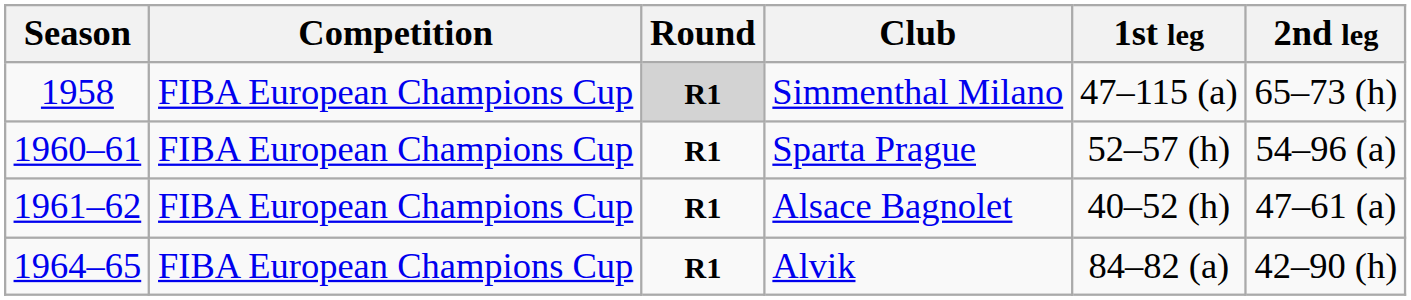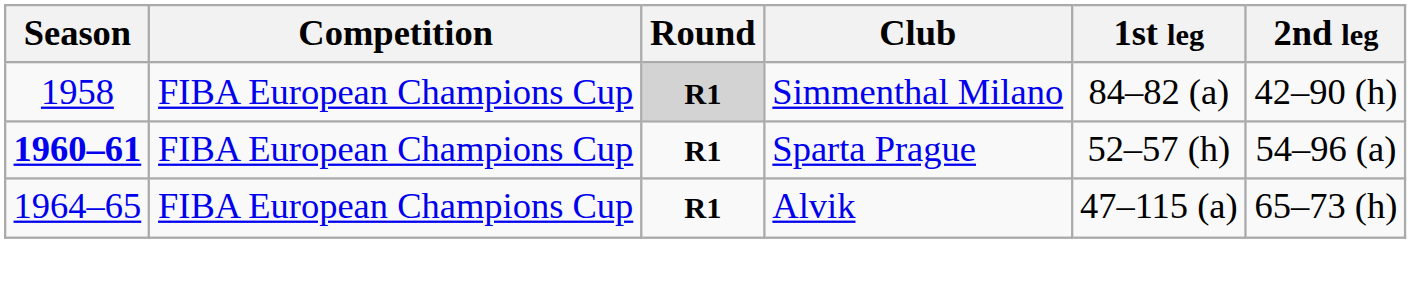(1159, 91) 47–115 (a) -> (1159, 91) 84–82 (a)
(1326, 91) 65–73 (h) -> (1326, 91) 42–90 (h)
(77, 149) normal -> (77, 149) bold
- row: (892, 206)
(1159, 264) 84–82 (a) -> (1159, 206) 47–115 (a)
(1326, 264) 42–90 (h) -> (1326, 206) 65–73 (h)
